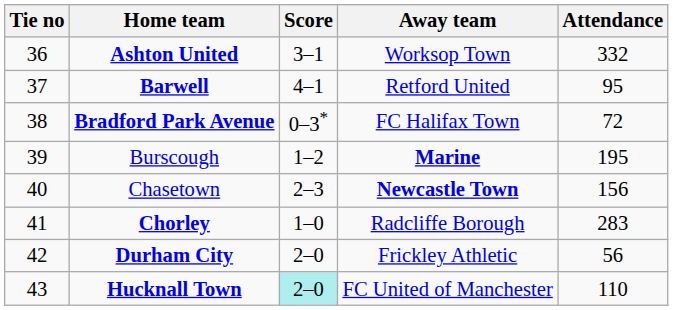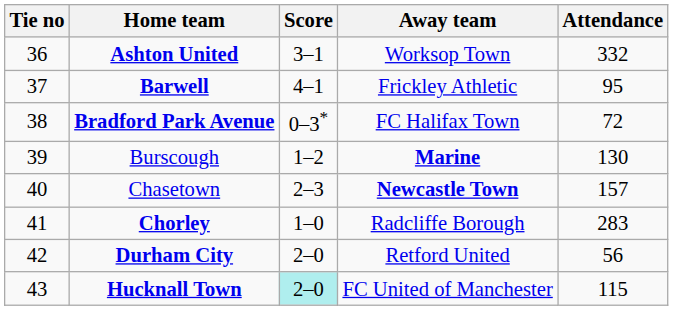(448, 86) Retford United -> (448, 86) Frickley Athletic
(613, 157) 195 -> (613, 157) 130
(613, 190) 156 -> (613, 190) 157
(448, 255) Frickley Athletic -> (448, 255) Retford United
(613, 288) 110 -> (613, 288) 115
